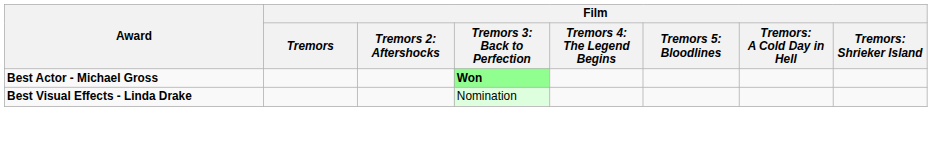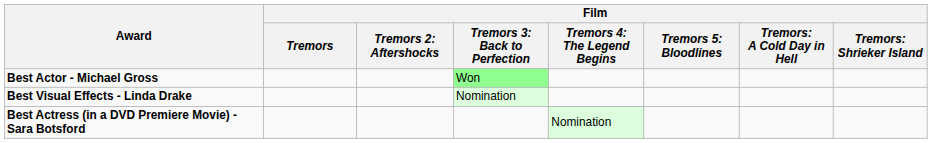(470, 78) bold -> (468, 78) normal
+ row: (122, 122)
